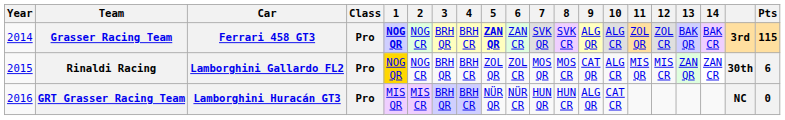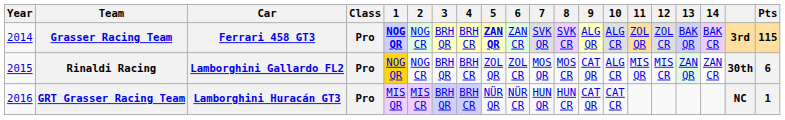(591, 99) ALG QR -> (591, 99) CAT QR
(768, 99) 0 -> (768, 99) 1
